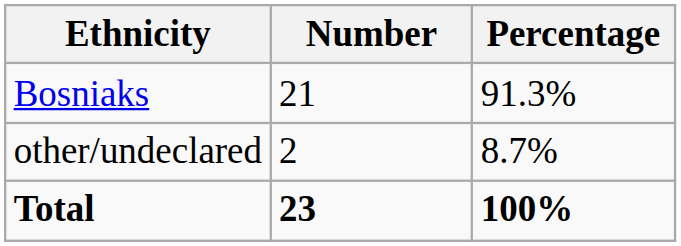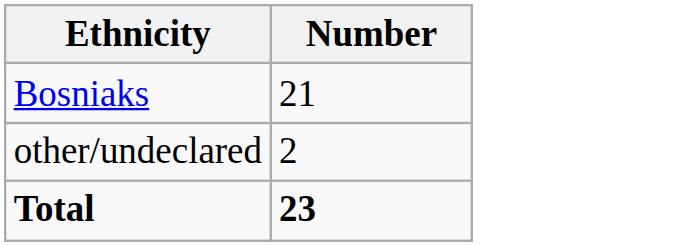- column: (573, 33)
